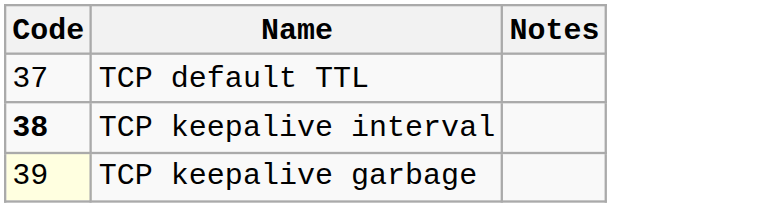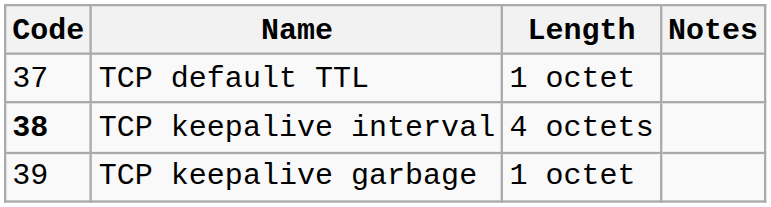+ column: (582, 30)
(30, 176) lightyellow background -> (30, 176) no background
